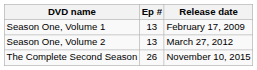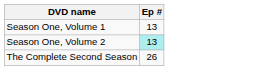- column: (209, 12)
(152, 42) no background -> (152, 42) paleturquoise background
